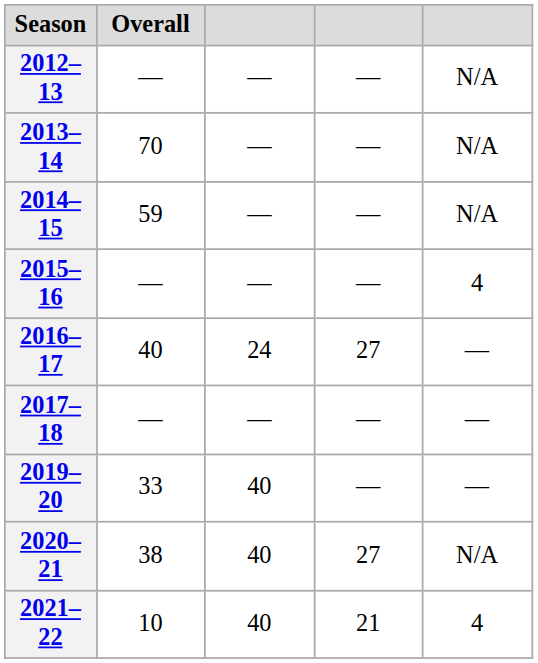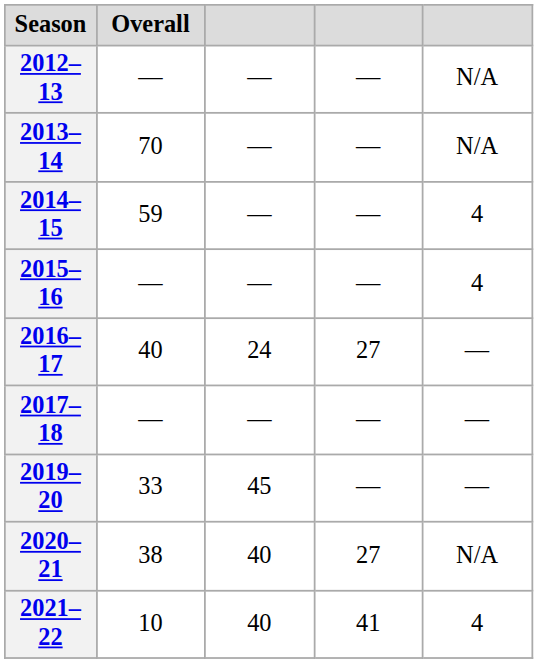(477, 214) N/A -> (477, 214) 4
(259, 487) 40 -> (259, 487) 45
(368, 623) 21 -> (368, 623) 41
